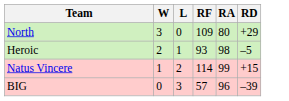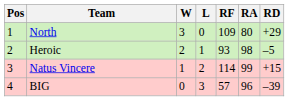+ column: (16, 13)
